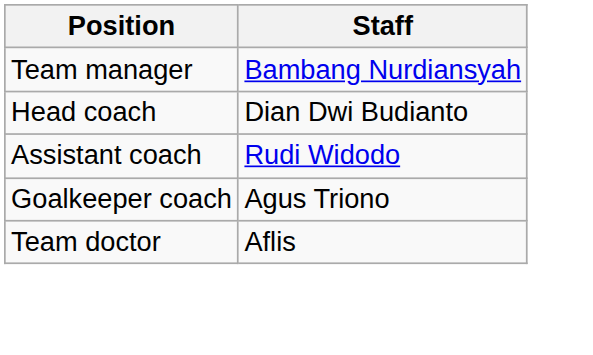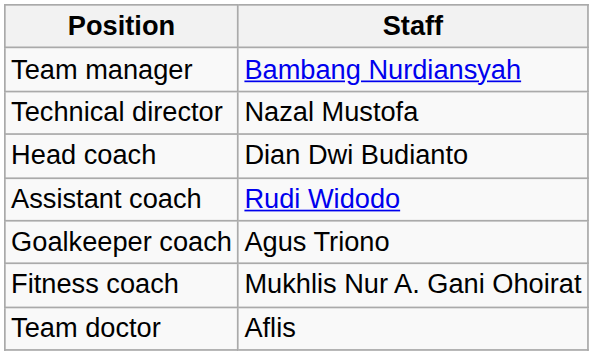+ row: (117, 112)
+ row: (95, 284)
